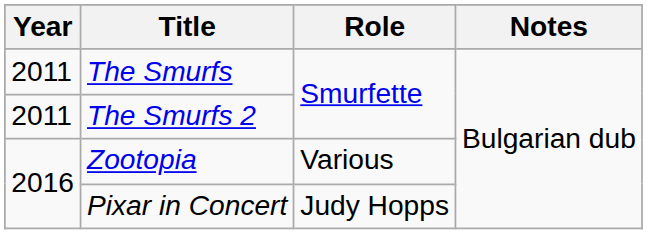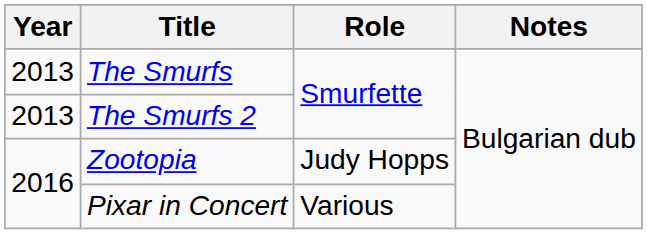(42, 71) 2011 -> (43, 71) 2013
(42, 116) 2011 -> (43, 116) 2013
(347, 160) Various -> (375, 160) Judy Hopps
(375, 205) Judy Hopps -> (347, 205) Various
